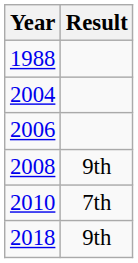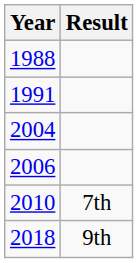+ row: (33, 94)
- row: (33, 166)
